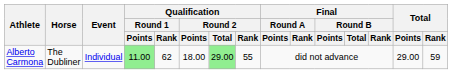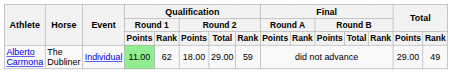(222, 57) lightgreen background -> (222, 57) no background
(248, 57) 55 -> (248, 57) 59
(435, 57) 59 -> (435, 57) 49
